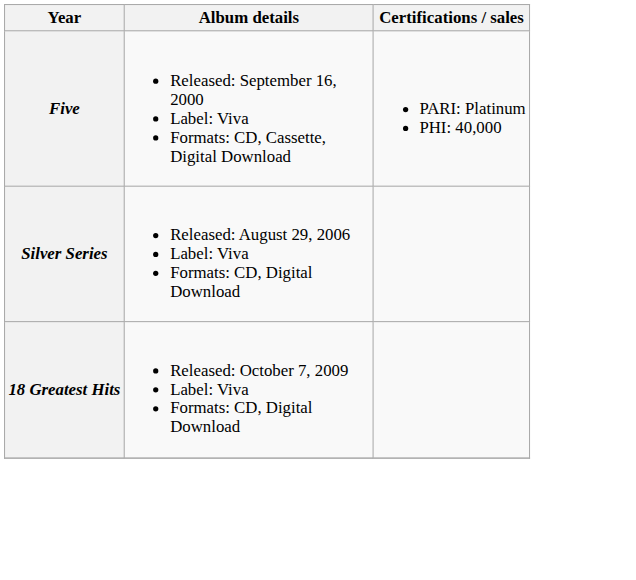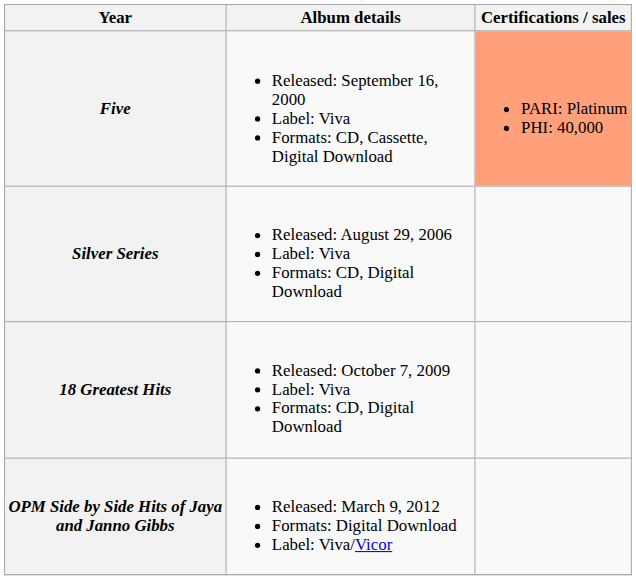(452, 118) no background -> (553, 118) lightsalmon background
+ row: (115, 516)
